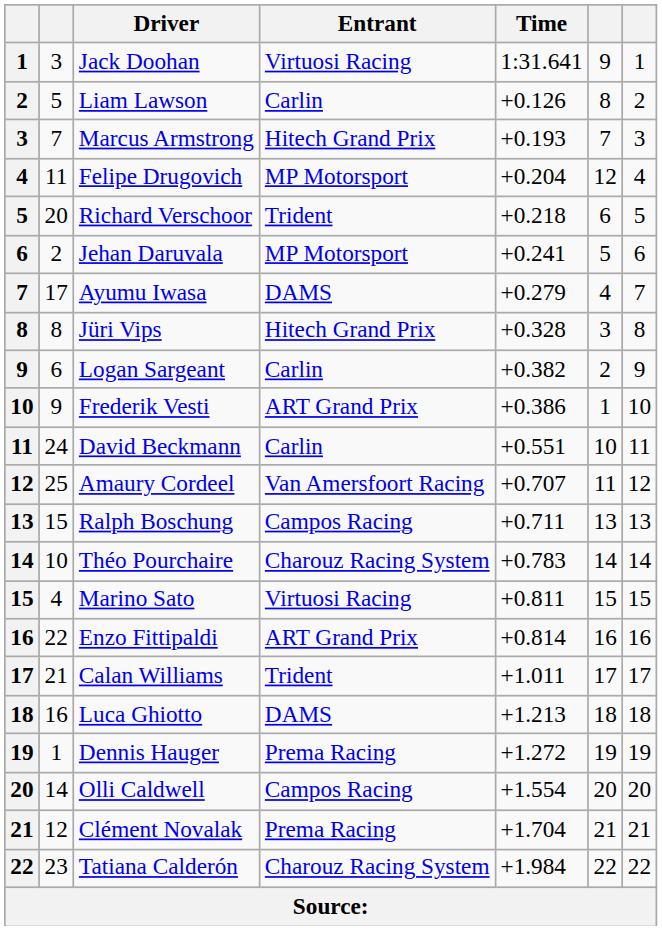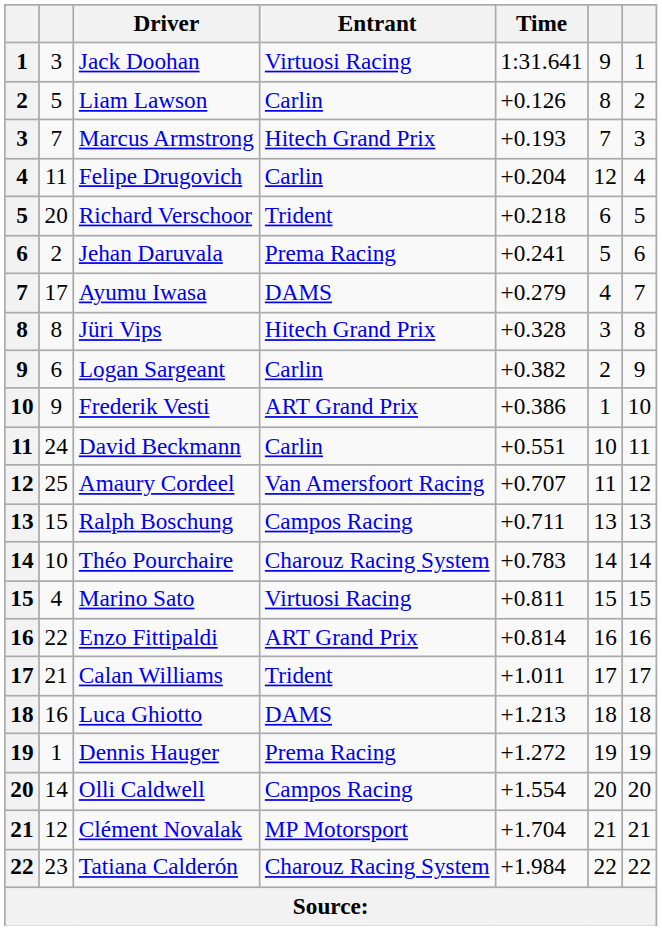(336, 176) MP Motorsport -> (294, 176) Carlin
(336, 253) MP Motorsport -> (330, 253) Prema Racing
(330, 829) Prema Racing -> (336, 829) MP Motorsport
